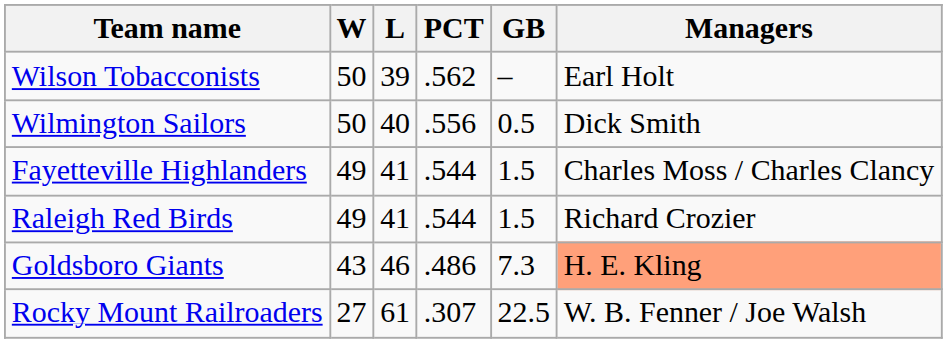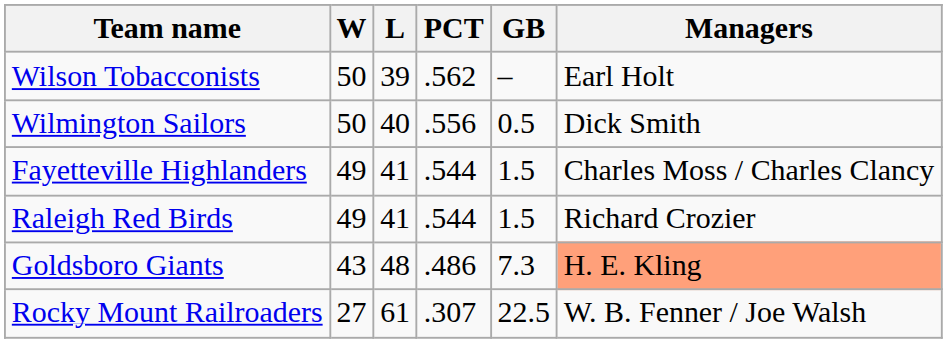(395, 265) 46 -> (395, 265) 48
